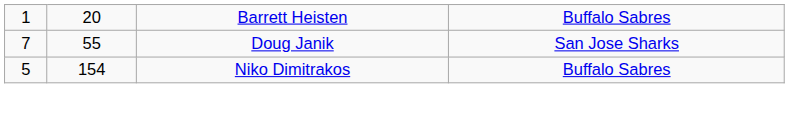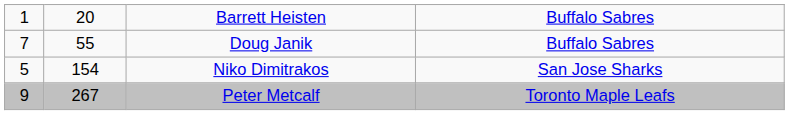(617, 43) San Jose Sharks -> (600, 43) Buffalo Sabres
(617, 69) Buffalo Sabres -> (600, 69) San Jose Sharks
+ row: (271, 95)
